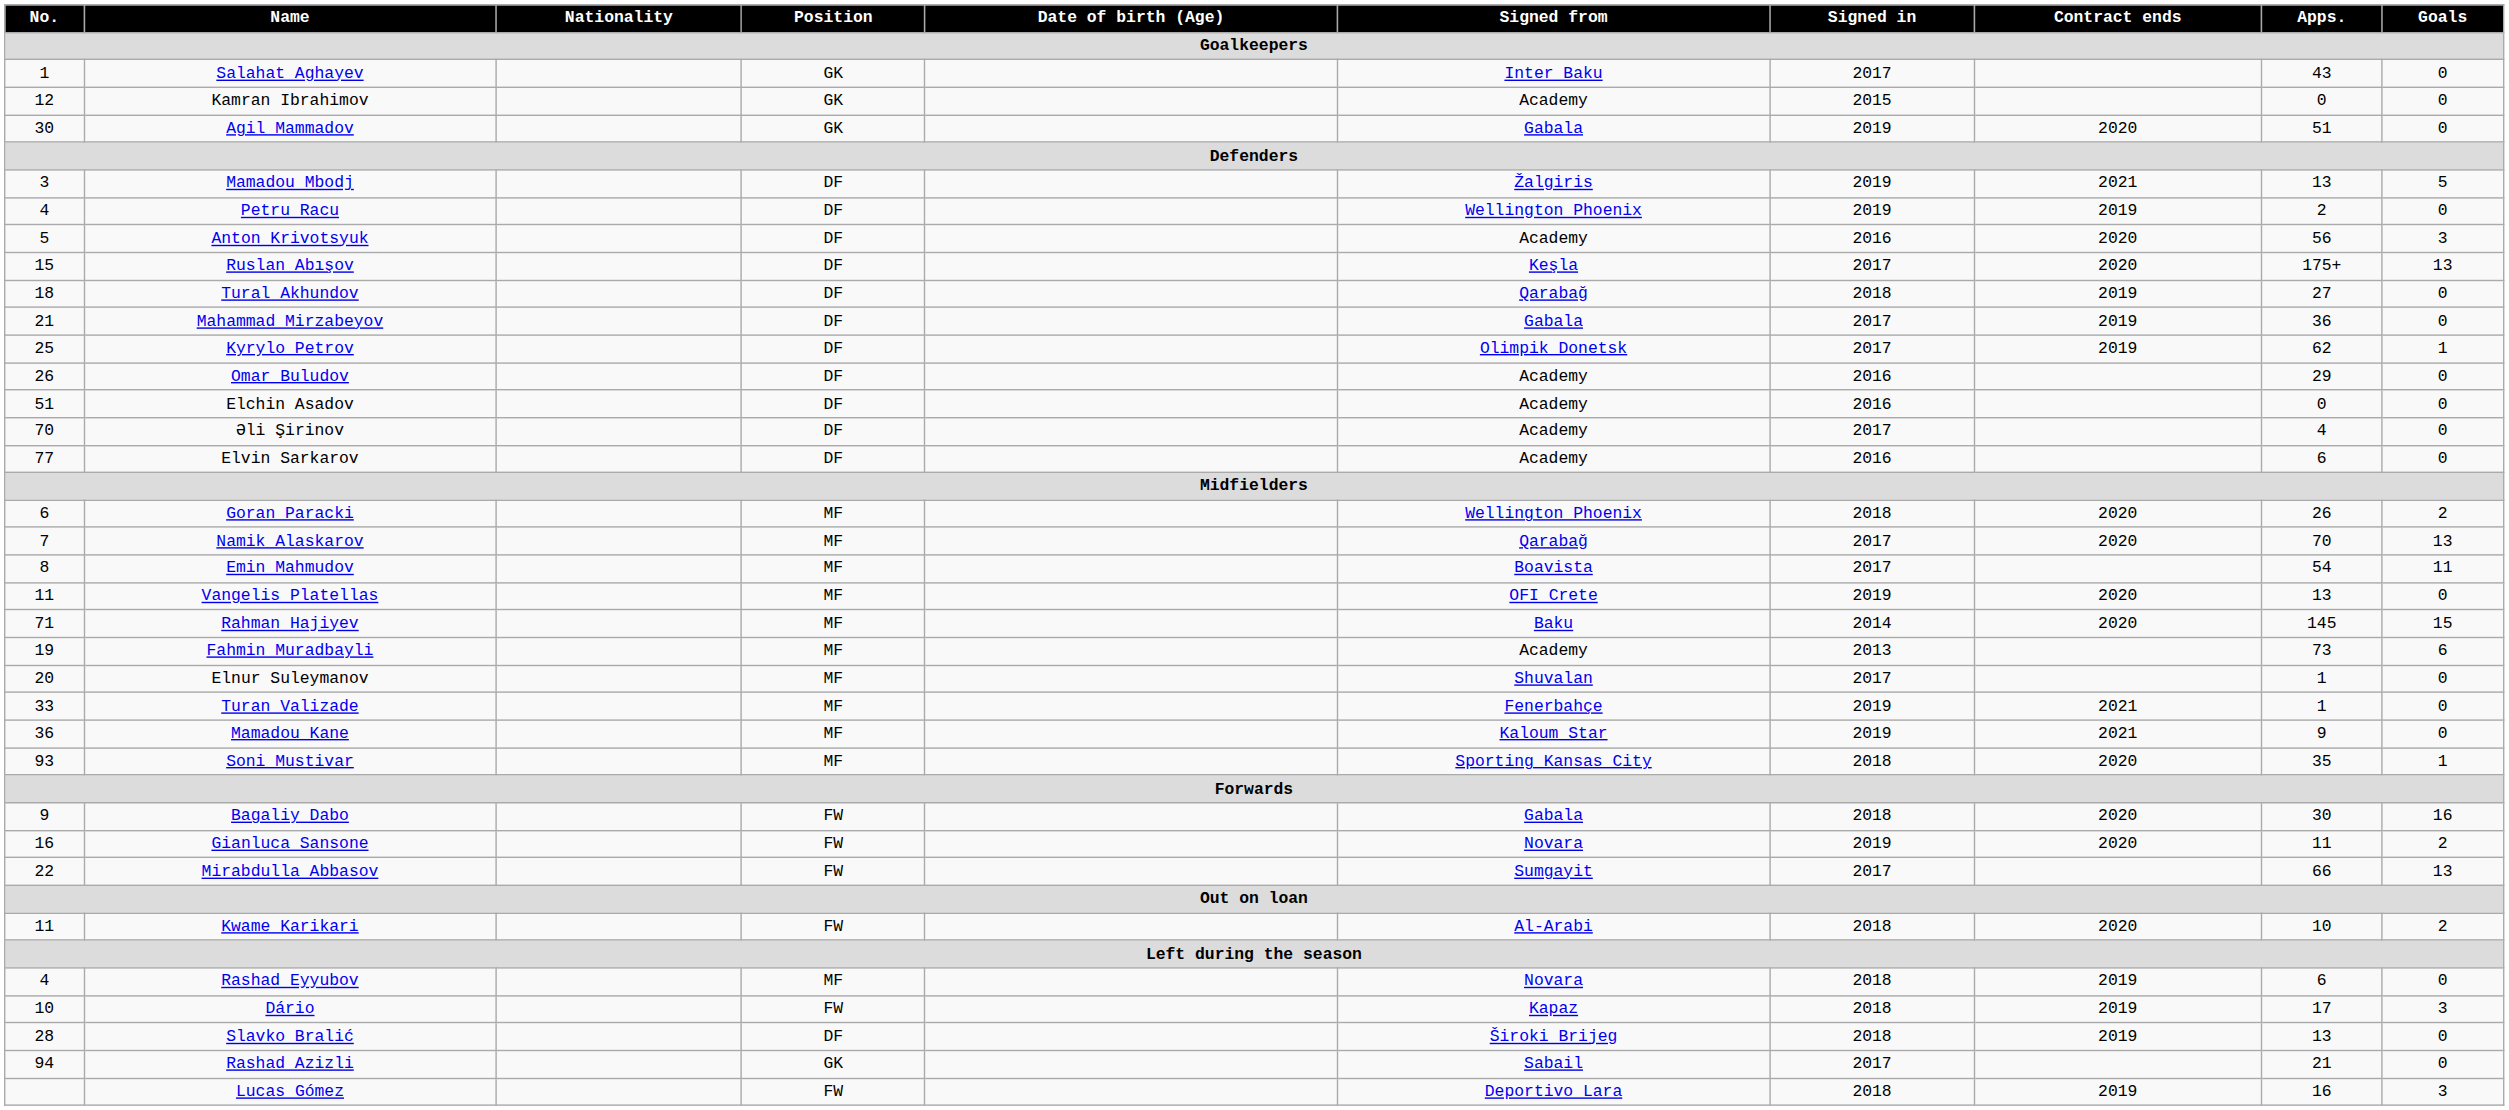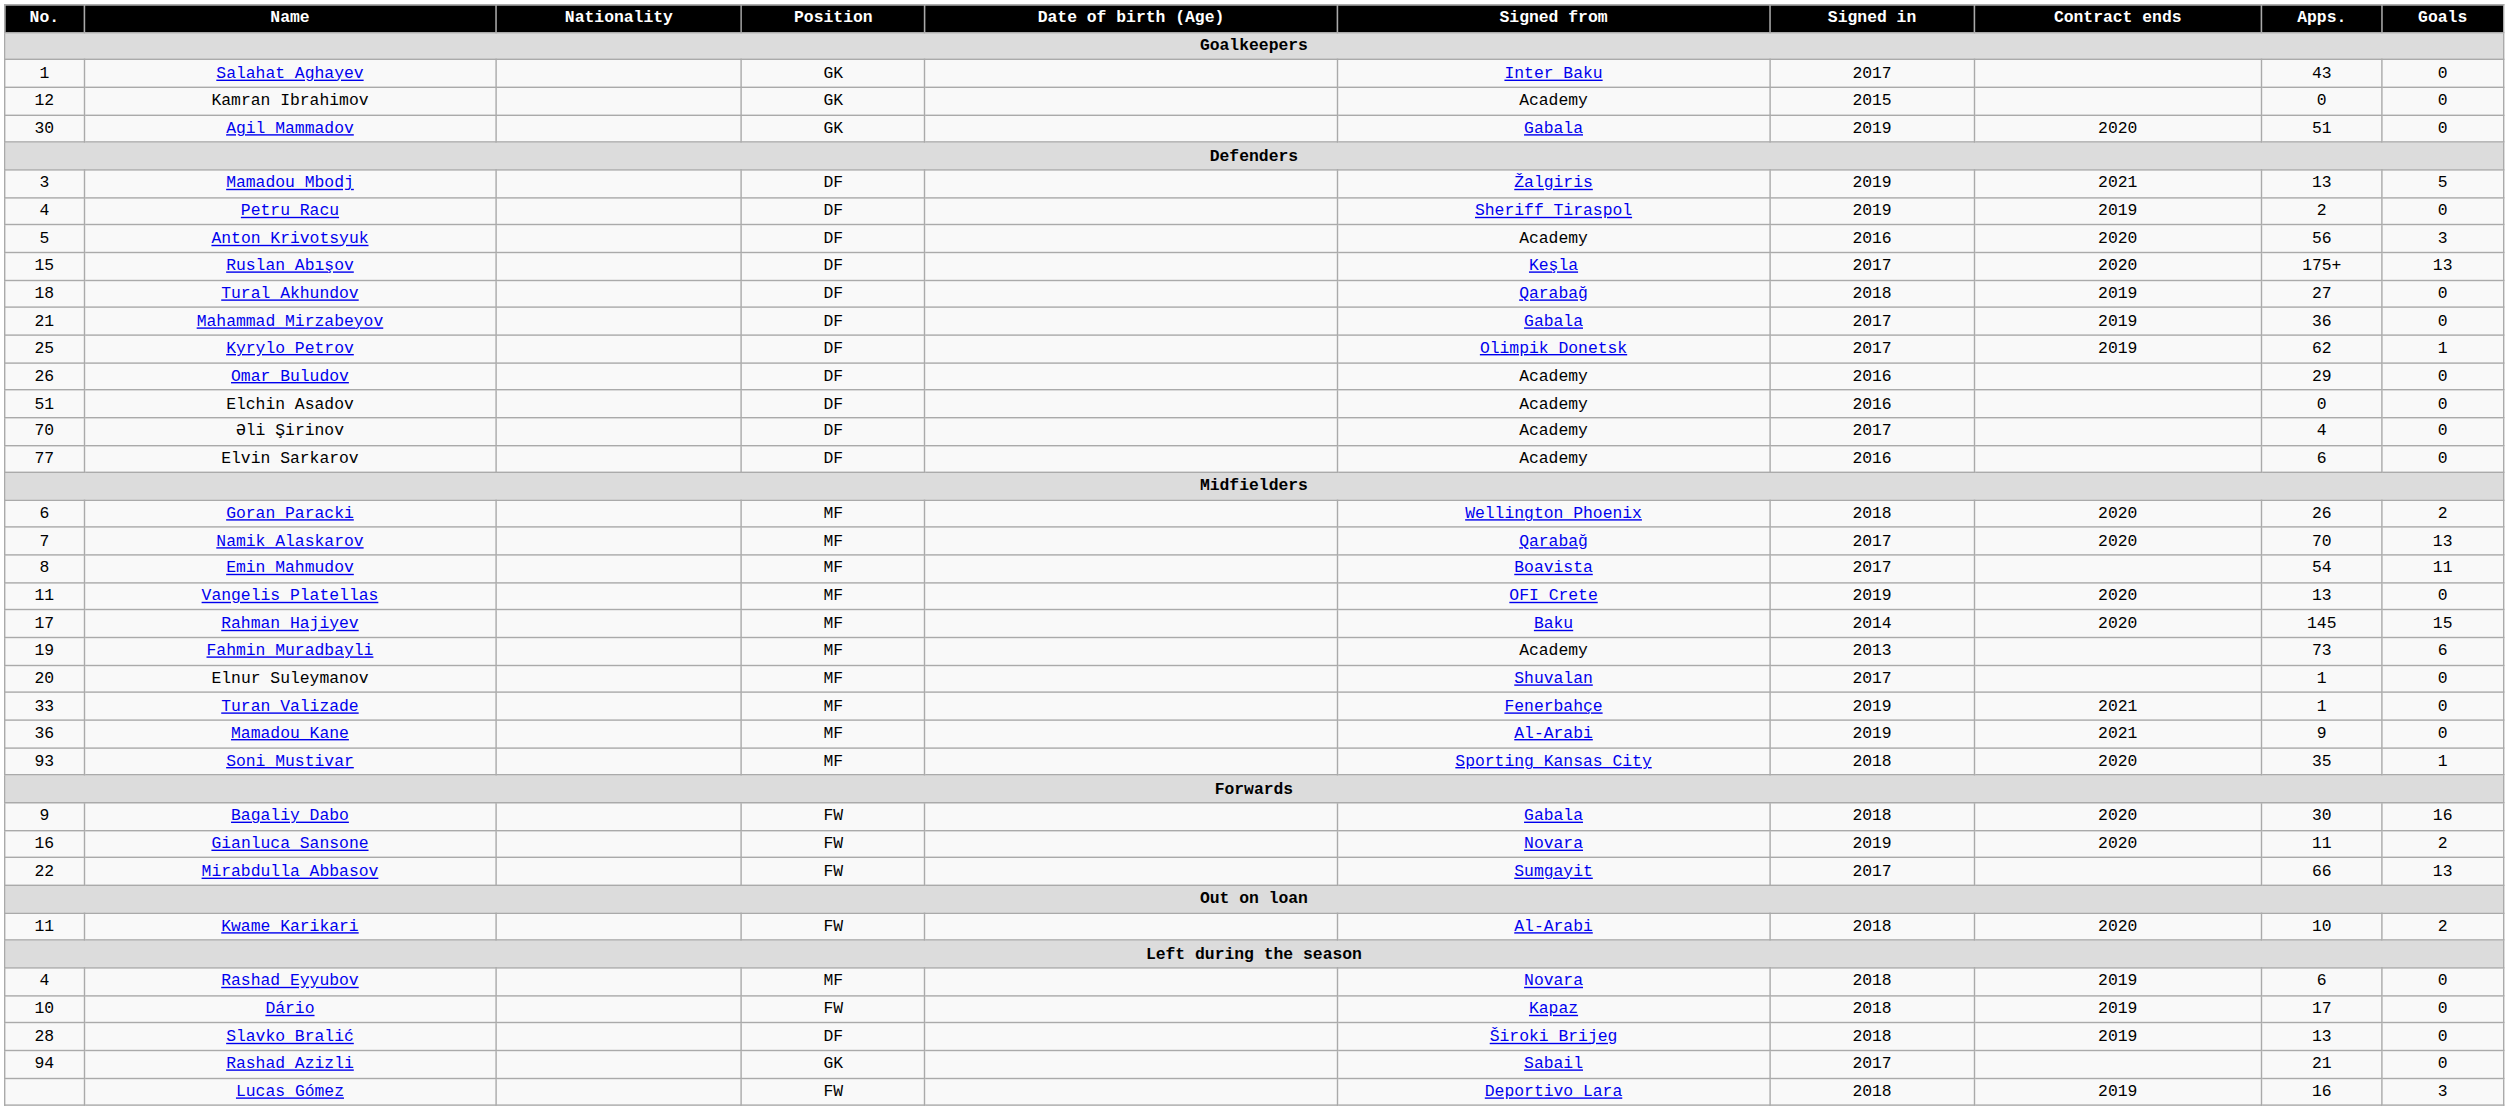(1554, 211) Wellington Phoenix -> (1554, 211) Sheriff Tiraspol
(44, 624) 71 -> (44, 624) 17
(1554, 734) Kaloum Star -> (1554, 734) Al-Arabi
(2443, 1009) 3 -> (2443, 1009) 0
